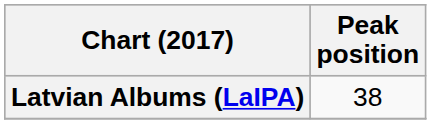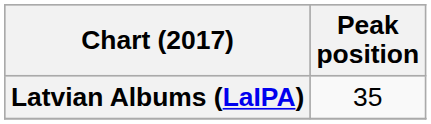(368, 97) 38 -> (368, 97) 35
